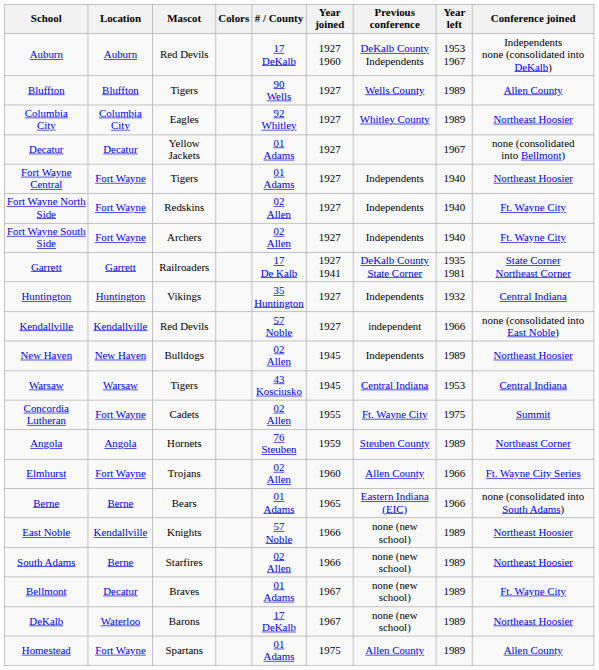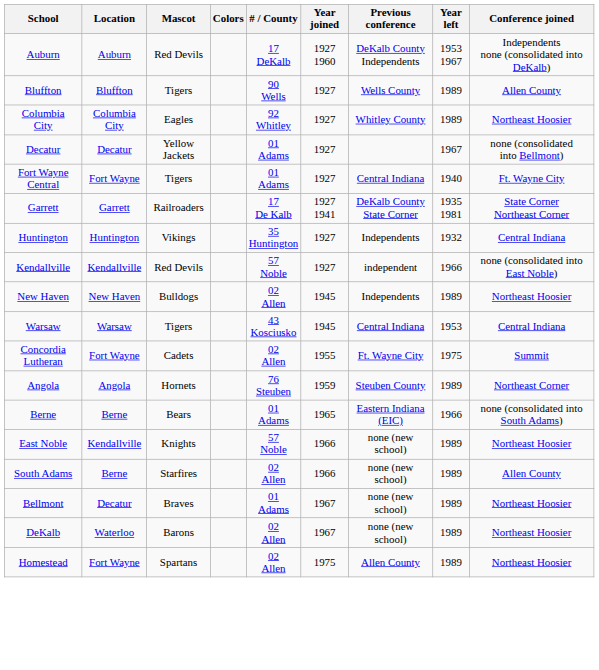(395, 178) Independents -> (391, 178) Central Indiana
(533, 178) Northeast Hoosier -> (532, 178) Ft. Wayne City
- row: (46, 208)
- row: (46, 237)
- row: (46, 473)
(533, 562) Northeast Hoosier -> (532, 473) Allen County
(533, 591) Ft. Wayne City -> (532, 503) Northeast Hoosier
(279, 621) 17 DeKalb -> (273, 532) 02 Allen
(279, 650) 01 Adams -> (273, 562) 02 Allen
(533, 650) Allen County -> (532, 562) Northeast Hoosier
